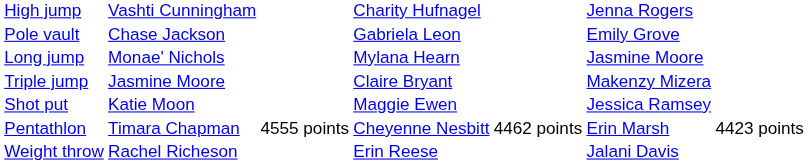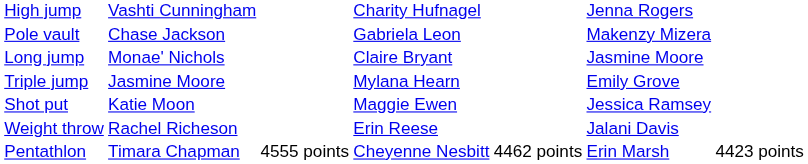(633, 34) Emily Grove -> (649, 34) Makenzy Mizera
(407, 57) Mylana Hearn -> (403, 57) Claire Bryant
(403, 81) Claire Bryant -> (407, 81) Mylana Hearn
(649, 81) Makenzy Mizera -> (633, 81) Emily Grove
rows swapped: (54, 152) <-> (45, 128)
